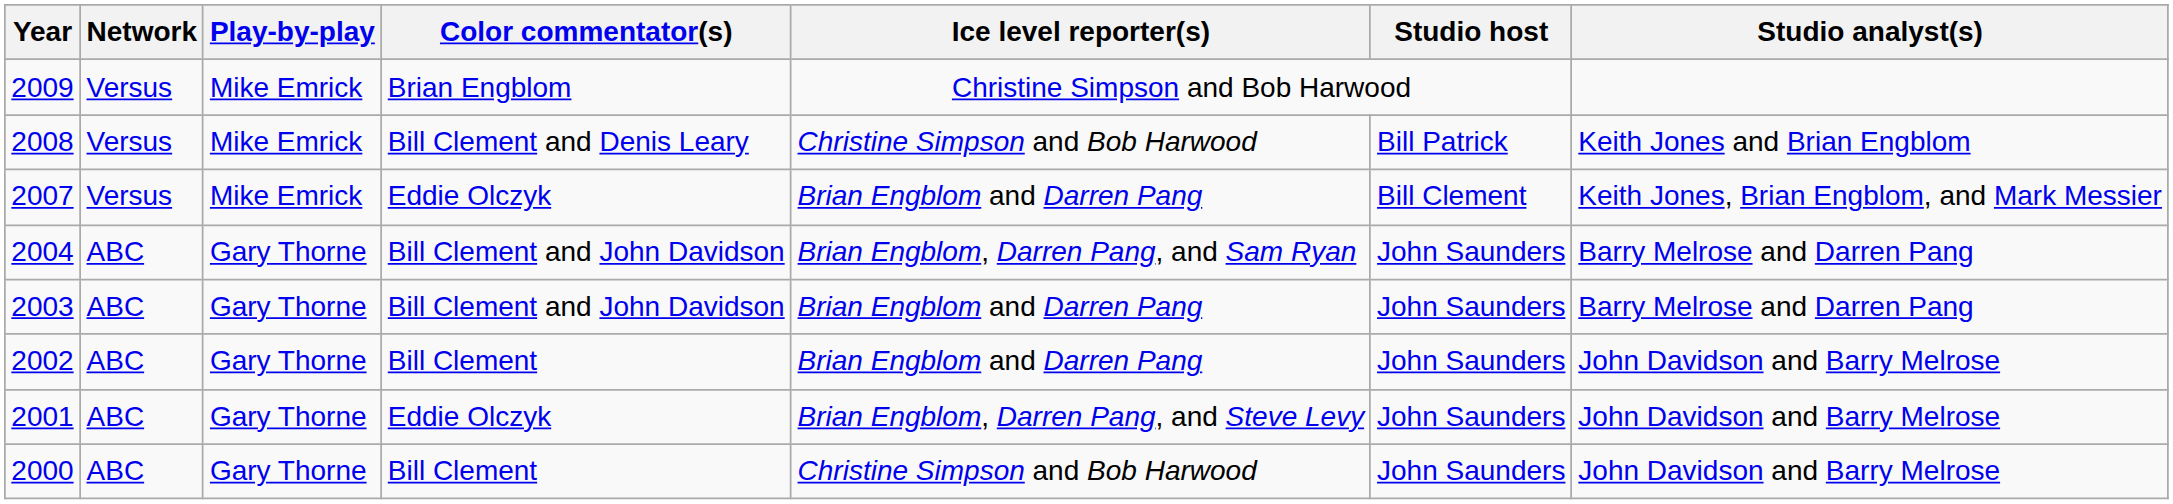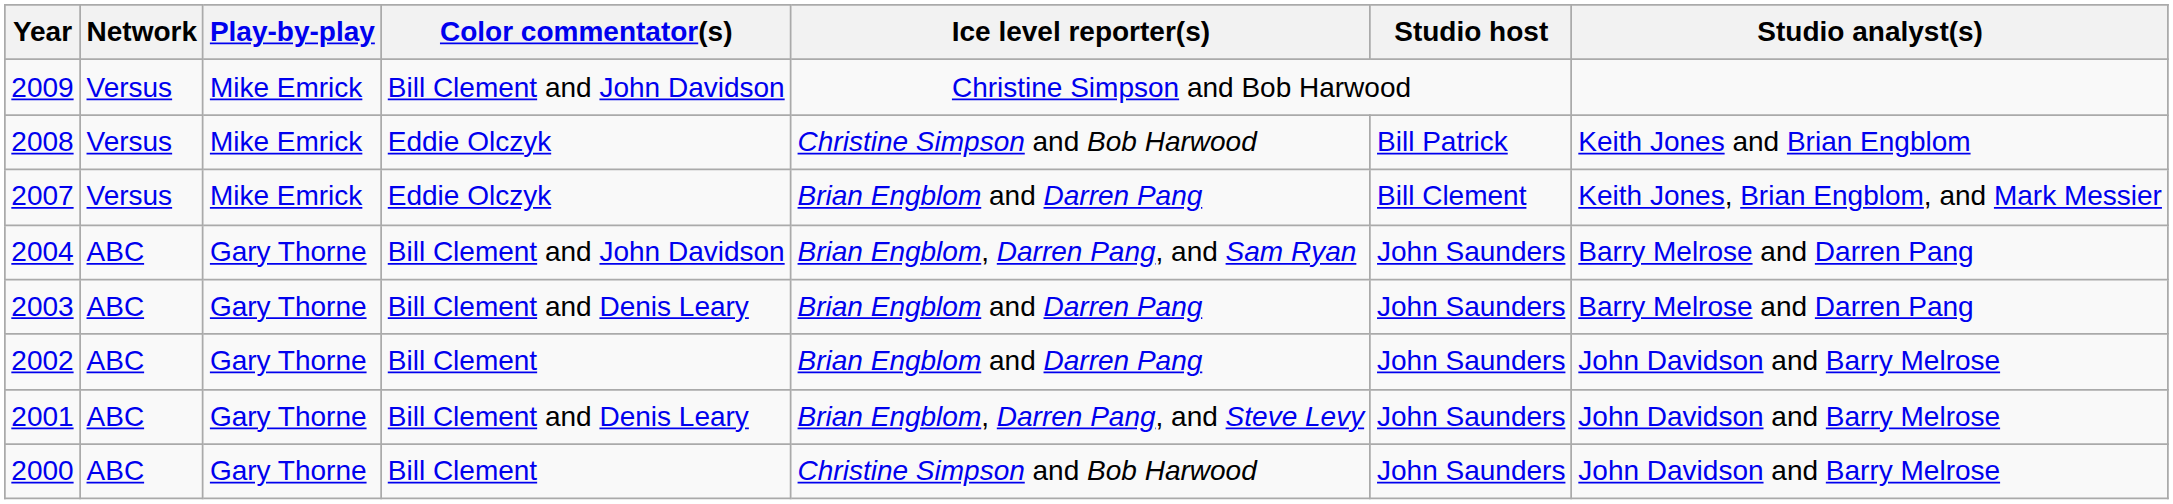(480, 86) Brian Engblom -> (586, 86) Bill Clement and John Davidson
(568, 141) Bill Clement and Denis Leary -> (469, 141) Eddie Olczyk
(586, 306) Bill Clement and John Davidson -> (568, 306) Bill Clement and Denis Leary
(469, 416) Eddie Olczyk -> (568, 416) Bill Clement and Denis Leary
